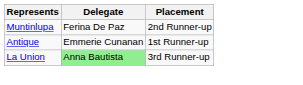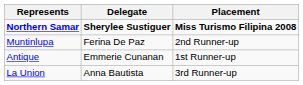+ row: (43, 27)
(93, 57) lightgreen background -> (113, 73) no background
